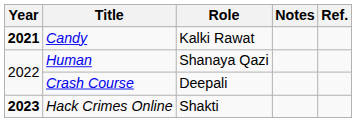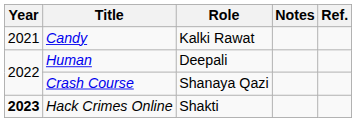(24, 38) bold -> (24, 38) normal
(224, 60) Shanaya Qazi -> (203, 60) Deepali
(203, 83) Deepali -> (224, 83) Shanaya Qazi
